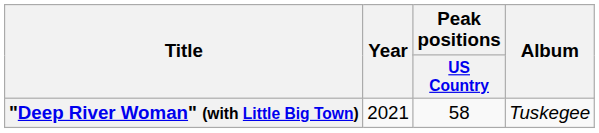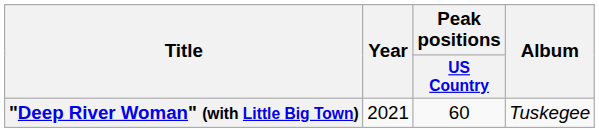(459, 112) 58 -> (459, 112) 60
